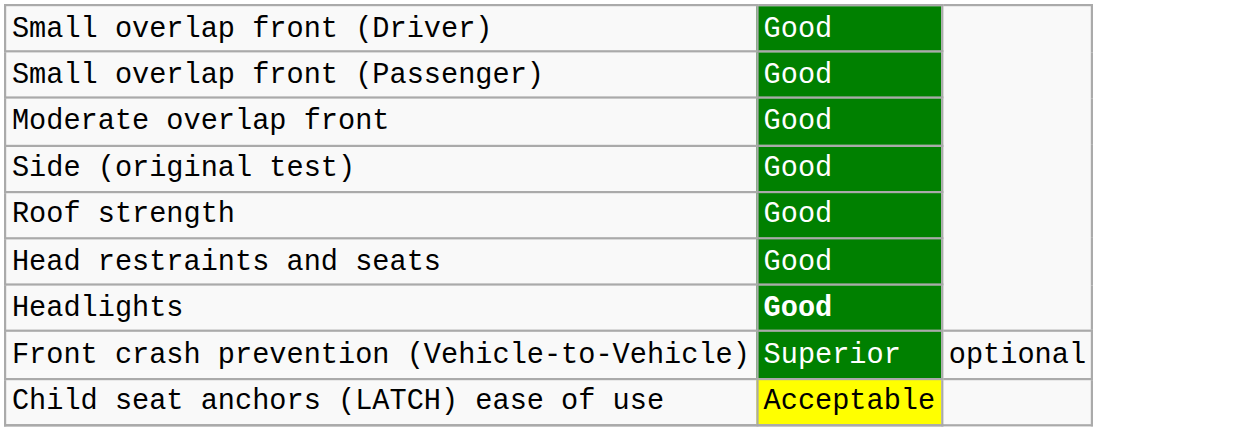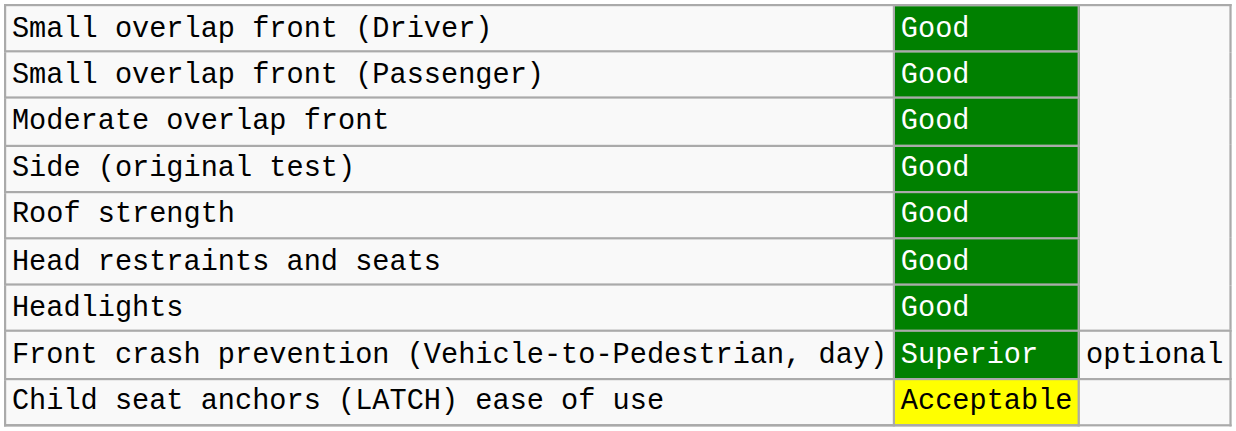(798, 308) bold -> (935, 308) normal
- row: (381, 355)
+ row: (450, 355)
